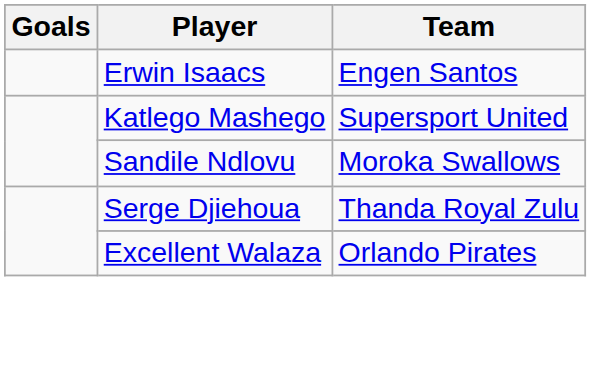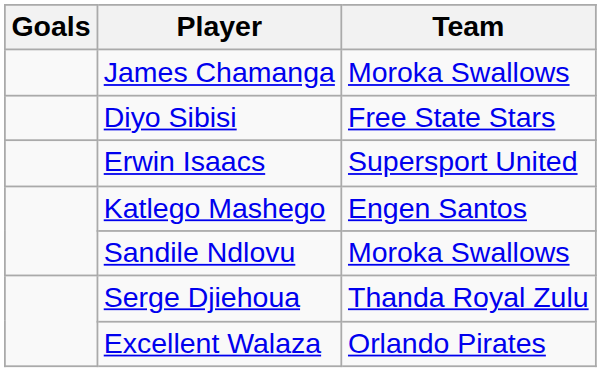+ row: (219, 72)
+ row: (170, 117)
(428, 72) Engen Santos -> (463, 162) Supersport United
(453, 117) Supersport United -> (437, 207) Engen Santos
